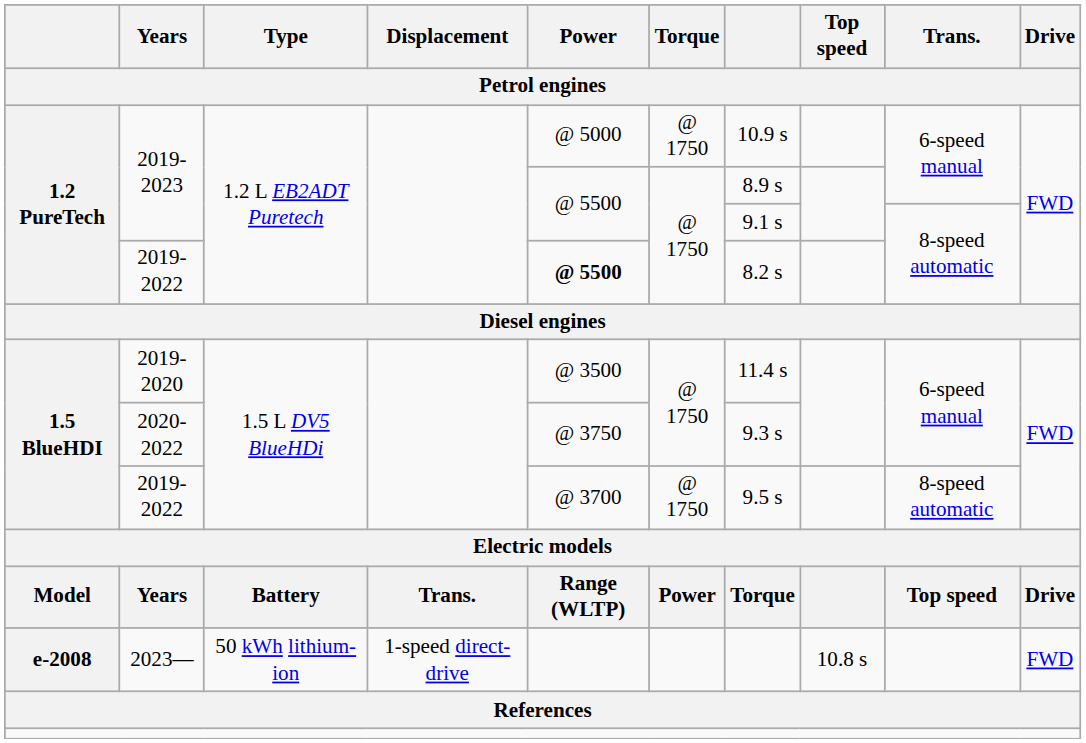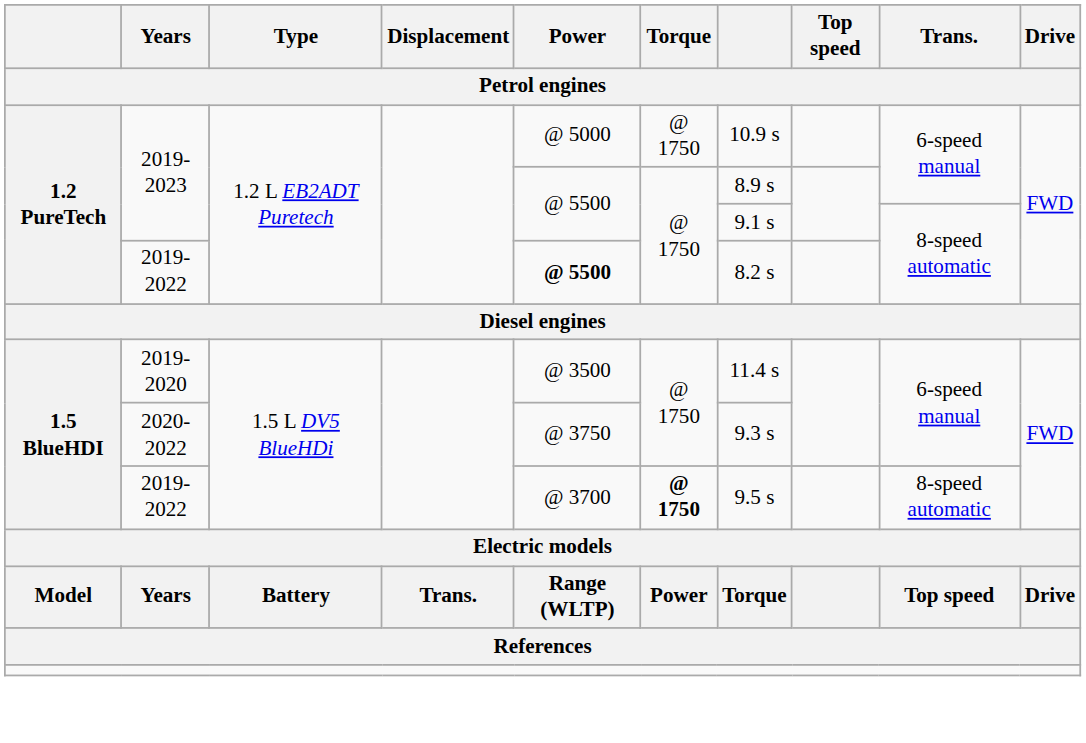(687, 497) normal -> (679, 497) bold
- row: (62, 659)
